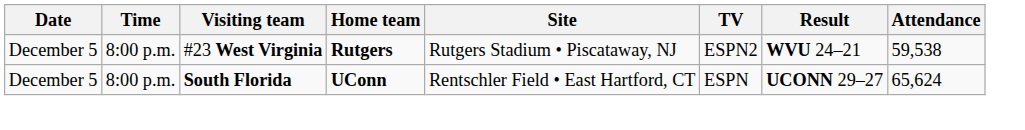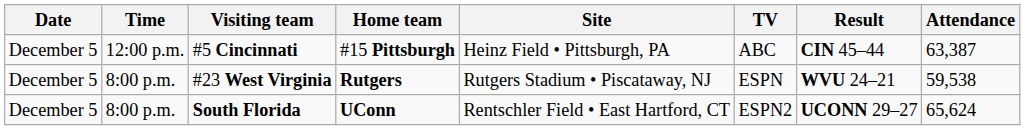+ row: (245, 49)
(731, 49) ESPN2 -> (761, 79) ESPN
(726, 79) ESPN -> (765, 109) ESPN2
